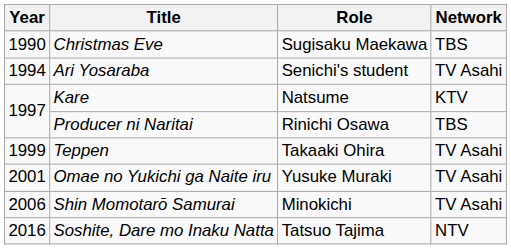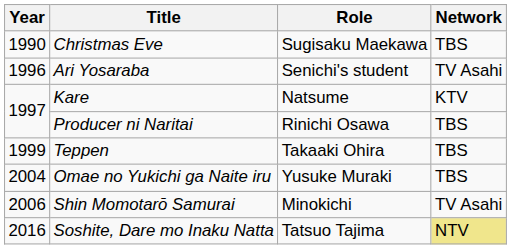(27, 71) 1994 -> (27, 71) 1996
(469, 151) TV Asahi -> (451, 151) TBS
(27, 177) 2001 -> (27, 177) 2004
(469, 177) TV Asahi -> (451, 177) TBS
(452, 230) no background -> (452, 230) khaki background
